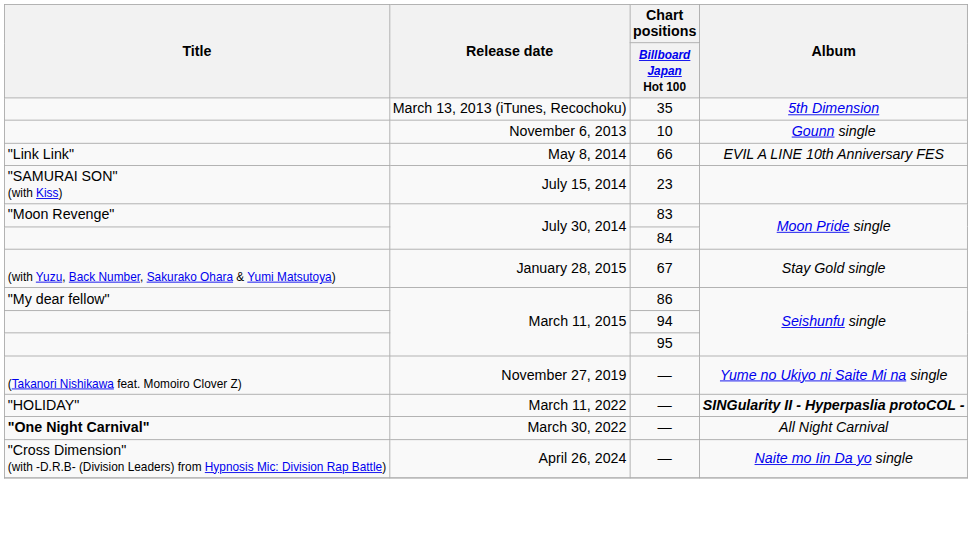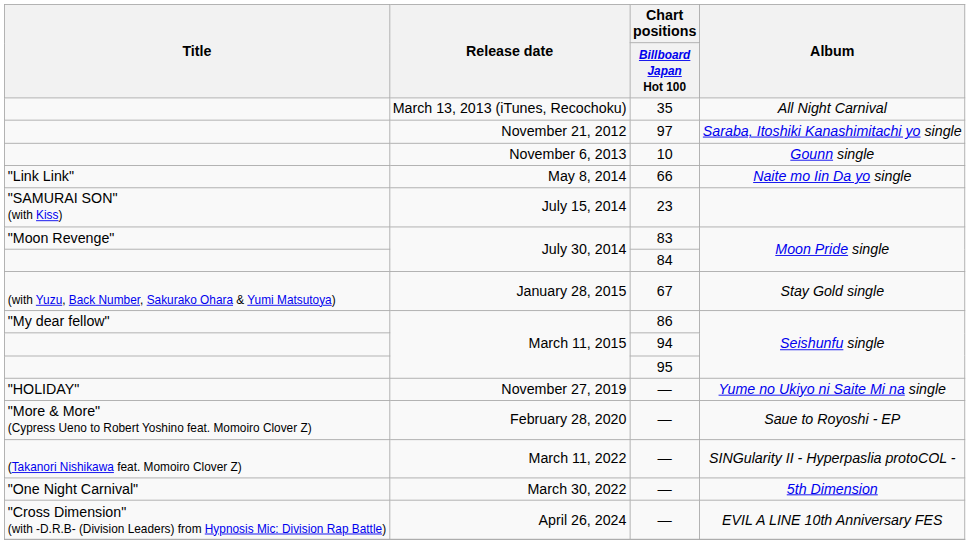(834, 109) 5th Dimension -> (832, 109) All Night Carnival
+ row: (564, 131)
(834, 154) EVIL A LINE 10th Anniversary FES -> (832, 176) Naite mo Iin Da yo single
(125, 383) (Takanori Nishikawa feat. Momoiro Clover Z) -> (44, 389) "HOLIDAY"
+ row: (568, 420)
(44, 405) "HOLIDAY" -> (125, 467) (Takanori Nishikawa feat. Momoiro Clover Z)
(834, 405) bold -> (832, 458) normal
(79, 428) bold -> (73, 489) normal
(834, 428) All Night Carnival -> (832, 489) 5th Dimension
(834, 458) Naite mo Iin Da yo single -> (832, 519) EVIL A LINE 10th Anniversary FES
